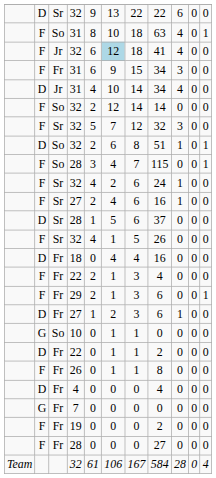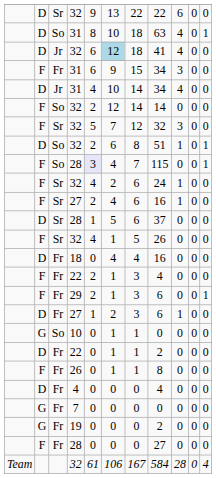(42, 32) F -> (42, 32) D
(42, 51) F -> (42, 51) D
(93, 164) no background -> (93, 164) lavender background
(42, 426) F -> (42, 426) G
